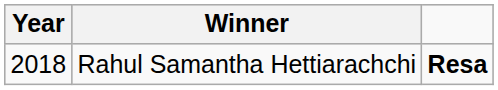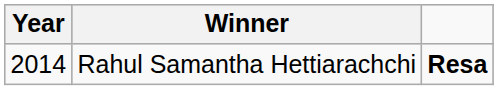(38, 63) 2018 -> (38, 63) 2014
